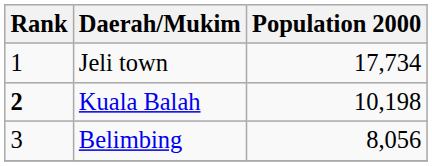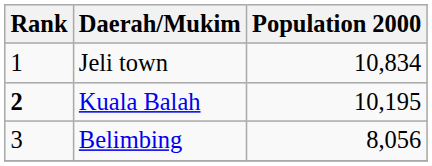(388, 62) 17,734 -> (388, 62) 10,834
(388, 101) 10,198 -> (388, 101) 10,195
